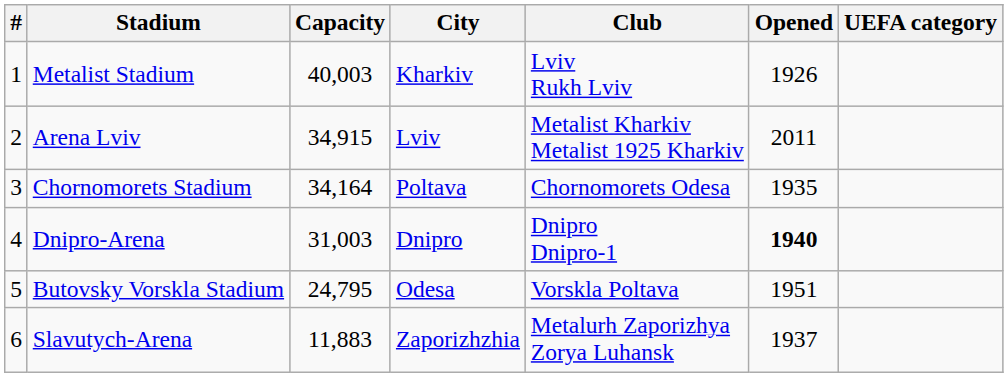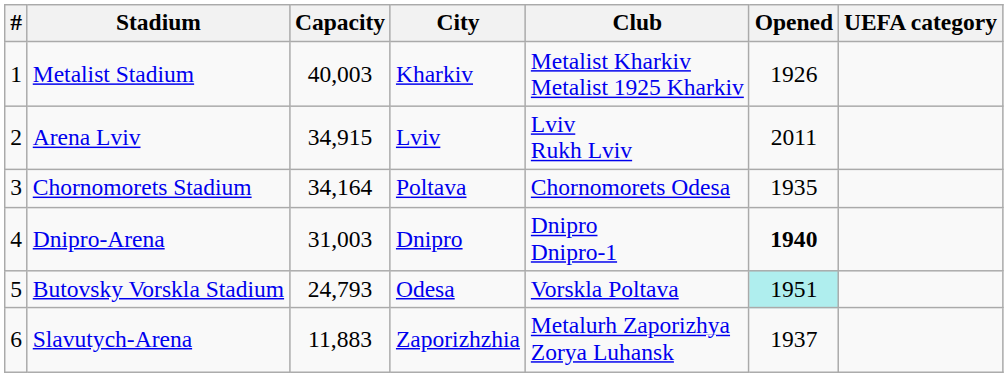(581, 73) Lviv Rukh Lviv -> (637, 73) Metalist Kharkiv Metalist 1925 Kharkiv
(637, 137) Metalist Kharkiv Metalist 1925 Kharkiv -> (581, 137) Lviv Rukh Lviv
(340, 289) 24,795 -> (340, 289) 24,793
(794, 289) no background -> (794, 289) paleturquoise background
